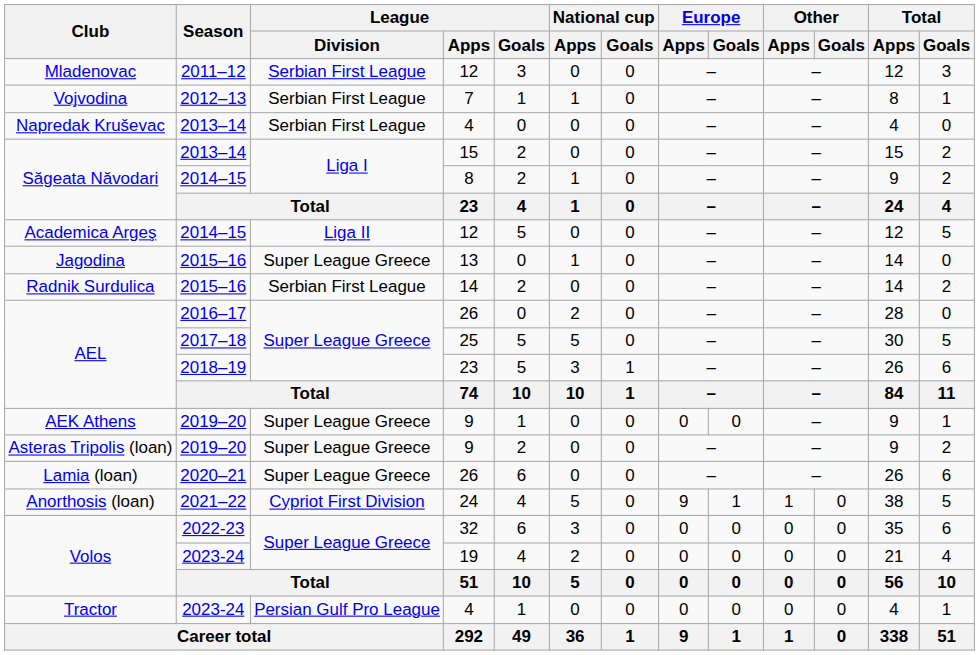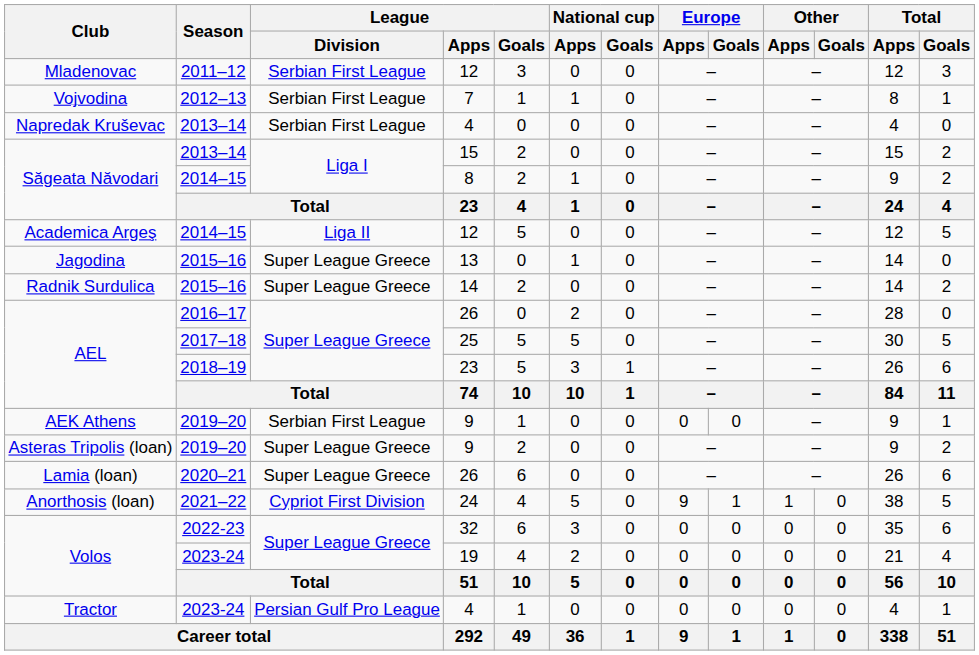(347, 286) Serbian First League -> (347, 286) Super League Greece
(347, 421) Super League Greece -> (347, 421) Serbian First League
